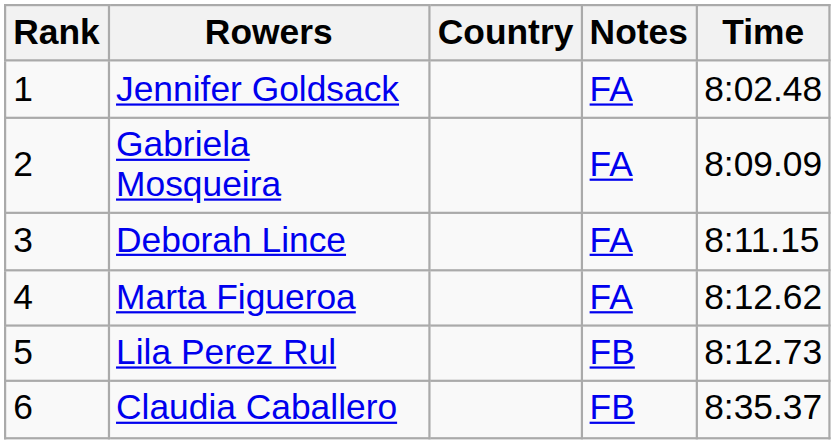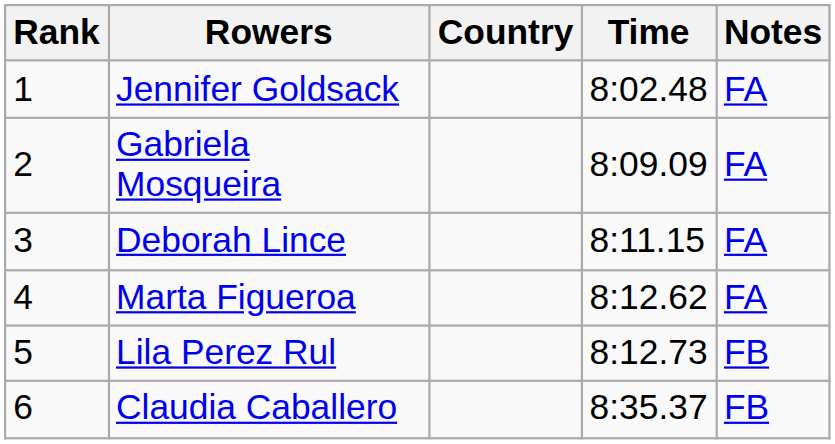columns swapped: (763, 32) <-> (639, 32)
